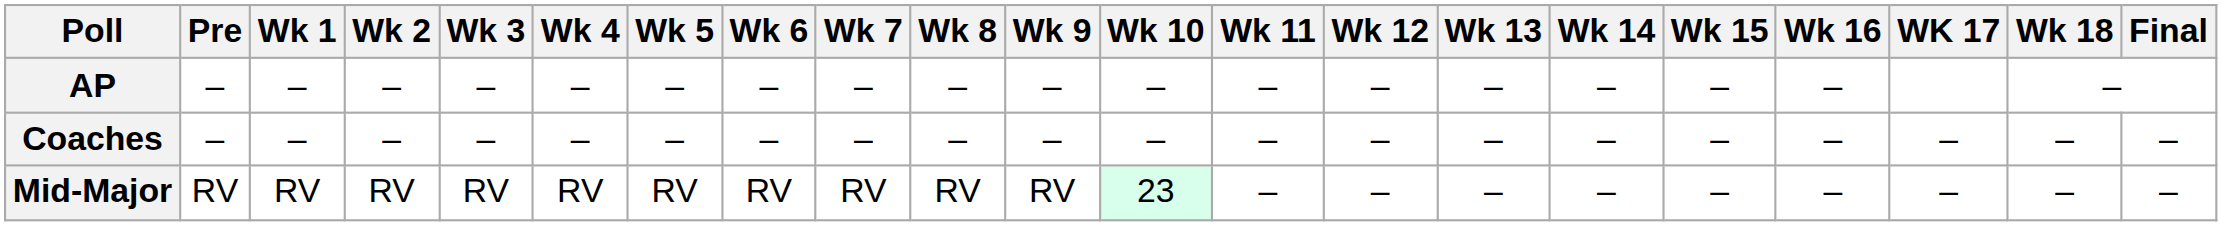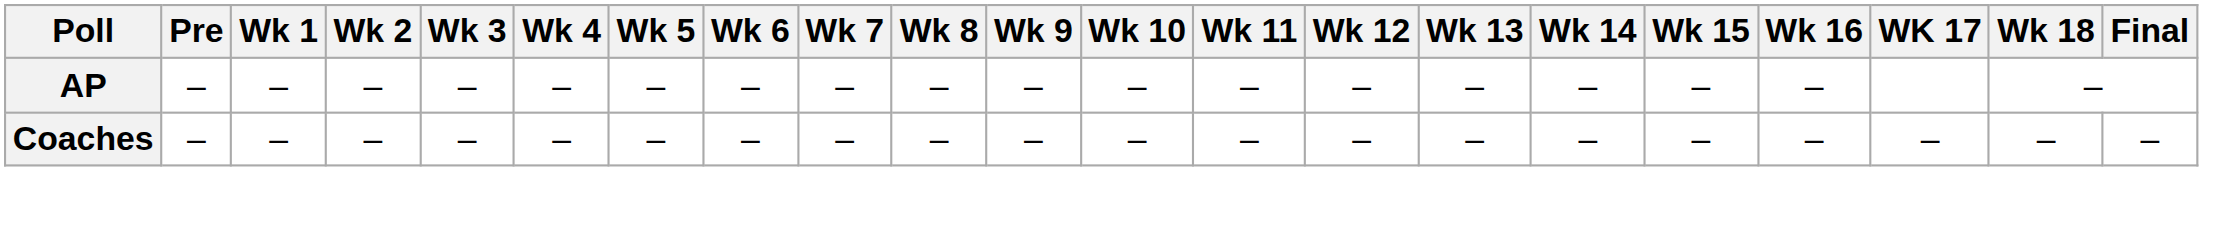- row: (93, 191)
